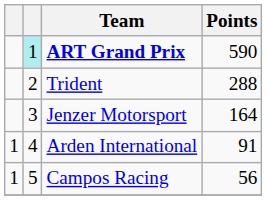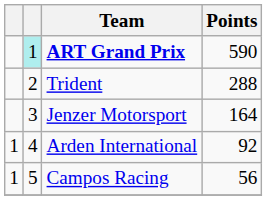(248, 146) 91 -> (248, 146) 92
